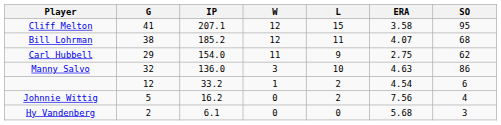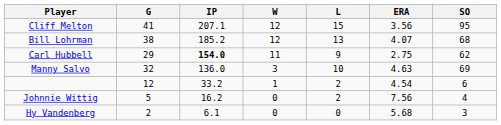(401, 26) 3.58 -> (401, 26) 3.56
(338, 40) 11 -> (338, 40) 13
(212, 55) normal -> (212, 55) bold
(465, 69) 86 -> (465, 69) 69
